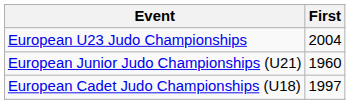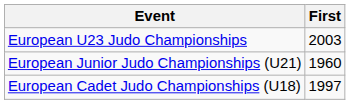(325, 39) 2004 -> (325, 39) 2003
